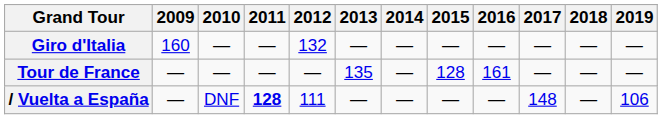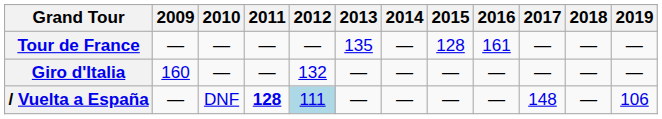rows swapped: (79, 45) <-> (79, 72)
(313, 99) no background -> (313, 99) lightblue background
